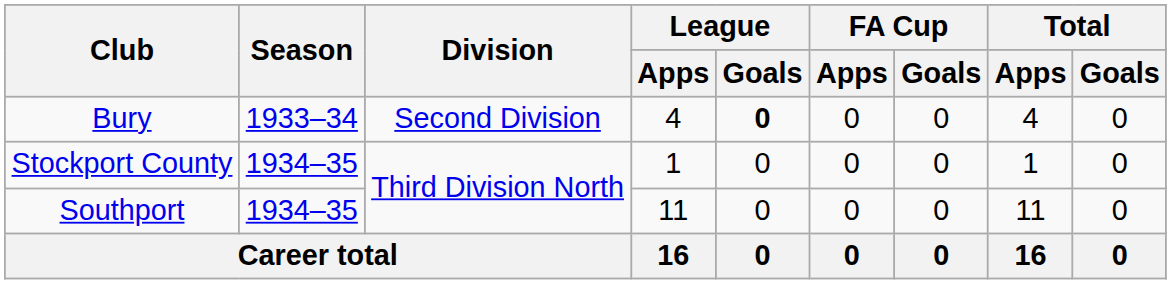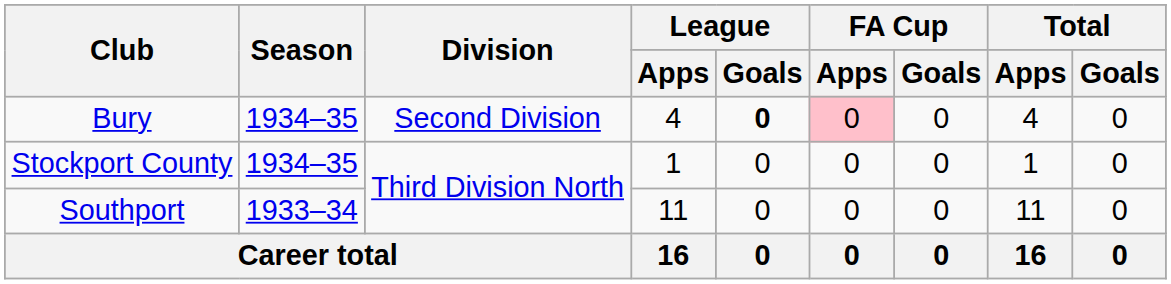(302, 118) 1933–34 -> (302, 118) 1934–35
(852, 118) no background -> (852, 118) pink background
(302, 210) 1934–35 -> (302, 210) 1933–34
